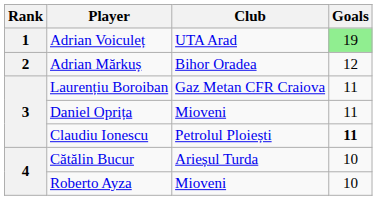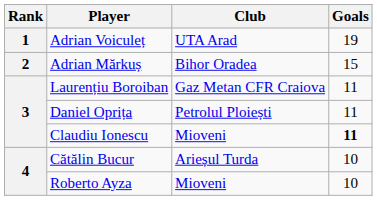(350, 40) lightgreen background -> (350, 40) no background
(350, 64) 12 -> (350, 64) 15
(201, 111) Mioveni -> (223, 111) Petrolul Ploiești
(223, 135) Petrolul Ploiești -> (201, 135) Mioveni
